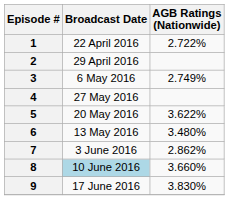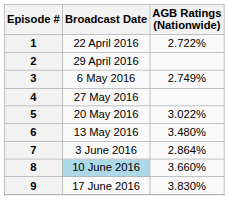(187, 114) 3.622% -> (187, 114) 3.022%
(187, 150) 2.862% -> (187, 150) 2.864%
